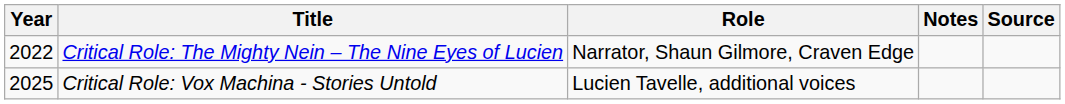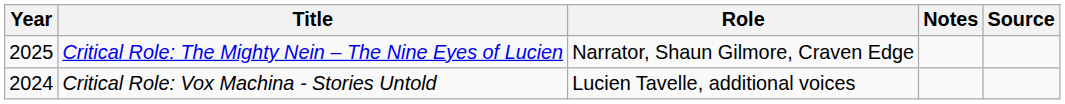(31, 51) 2022 -> (31, 51) 2025
(31, 83) 2025 -> (31, 83) 2024
